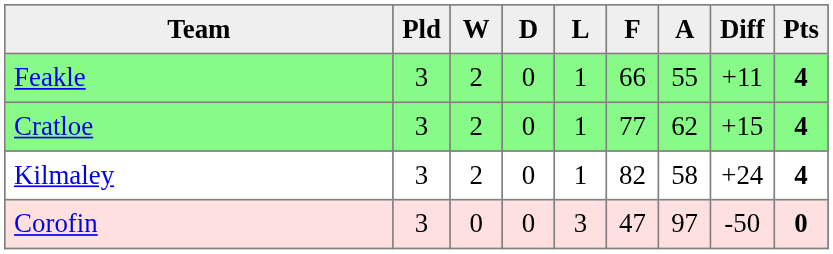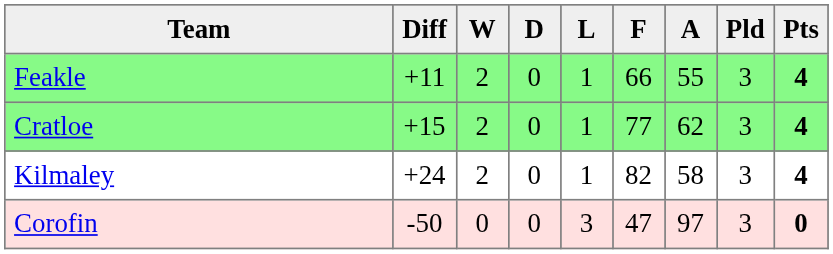columns swapped: (422, 28) <-> (742, 28)
